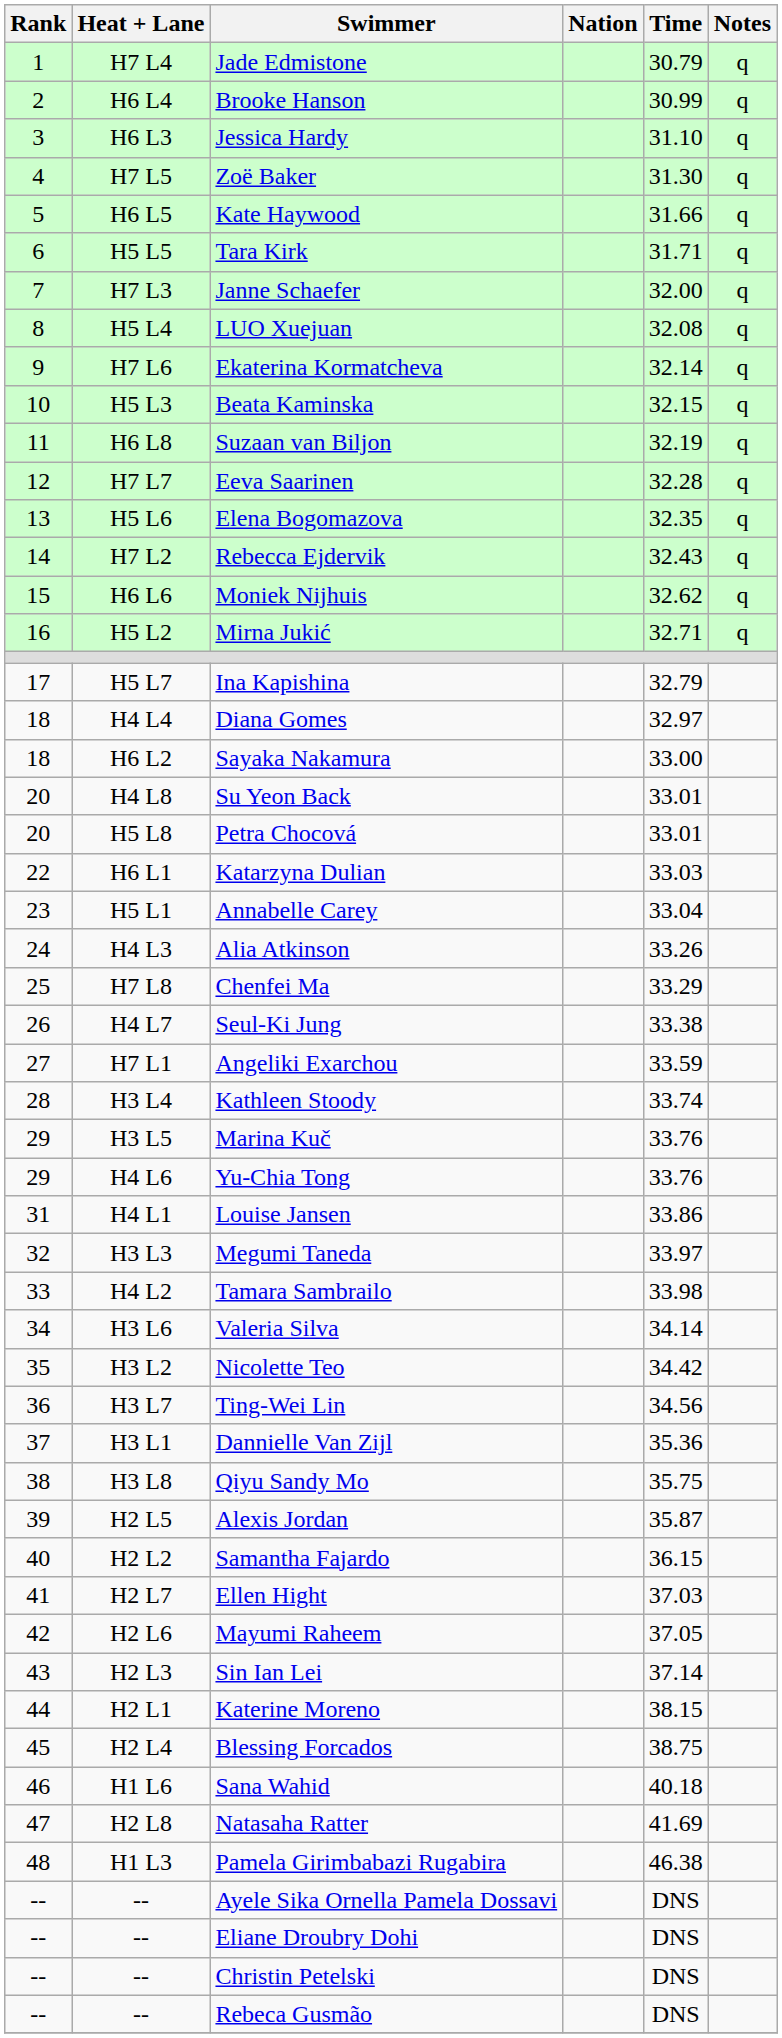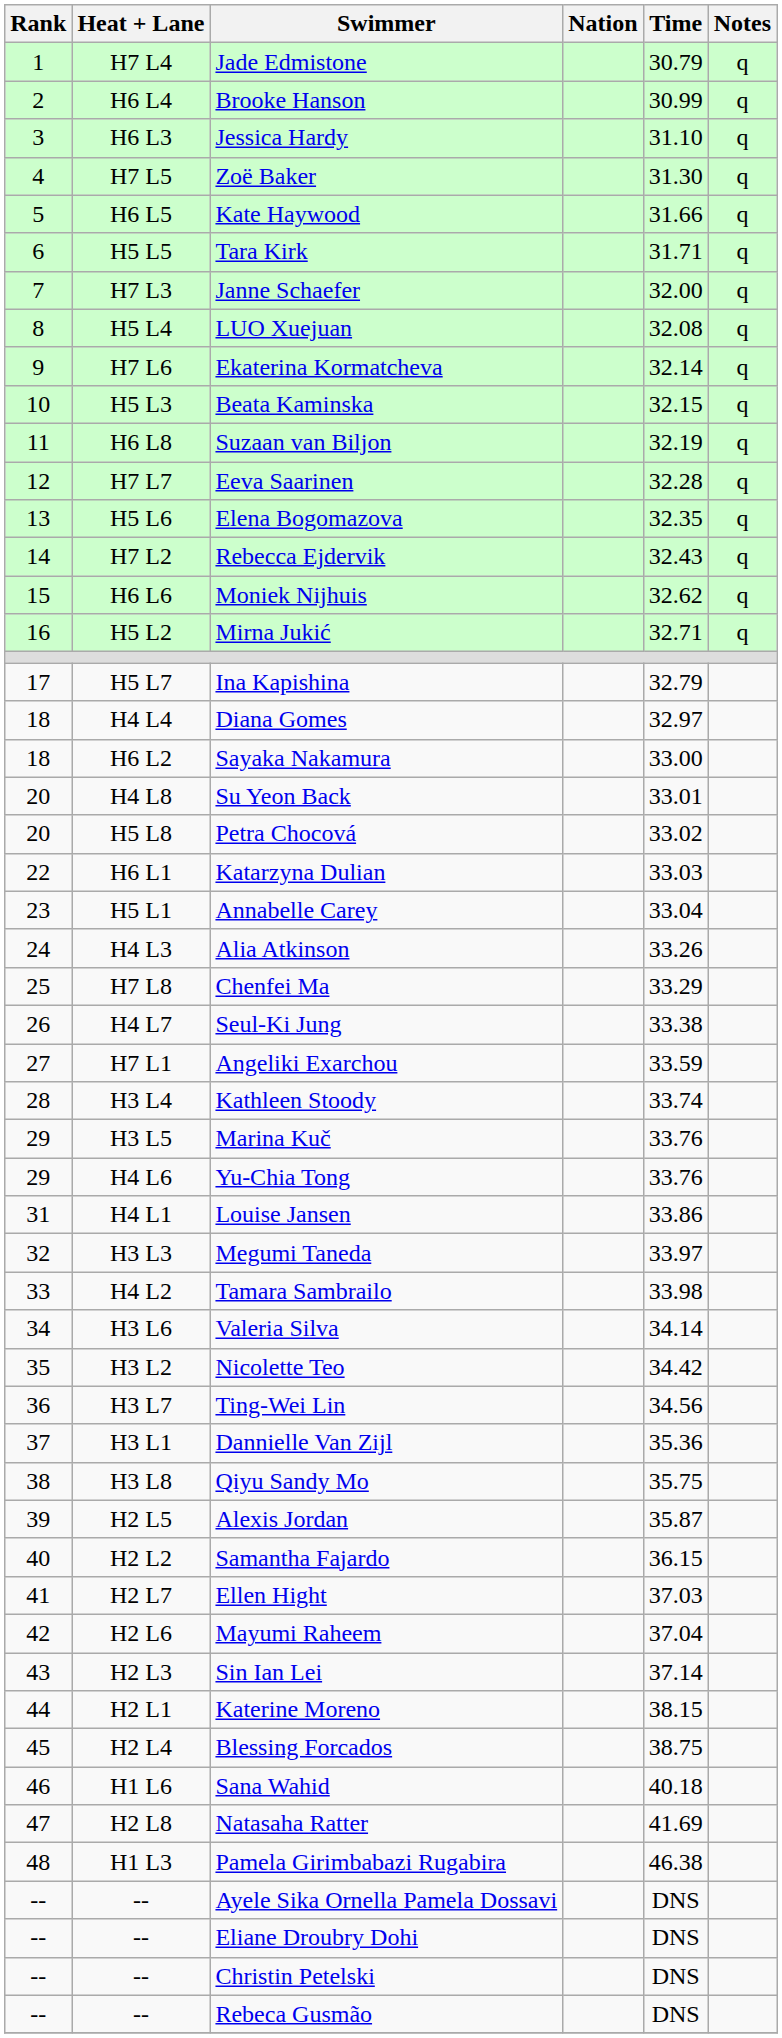(676, 833) 33.01 -> (676, 833) 33.02
(676, 1633) 37.05 -> (676, 1633) 37.04
